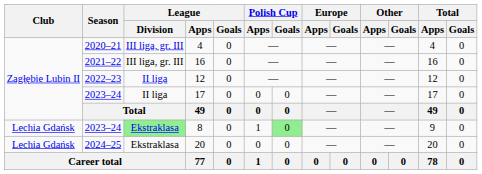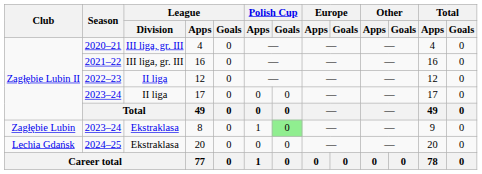(43, 128) Lechia Gdańsk -> (43, 128) Zagłębie Lubin
(155, 128) lightgreen background -> (155, 128) no background
